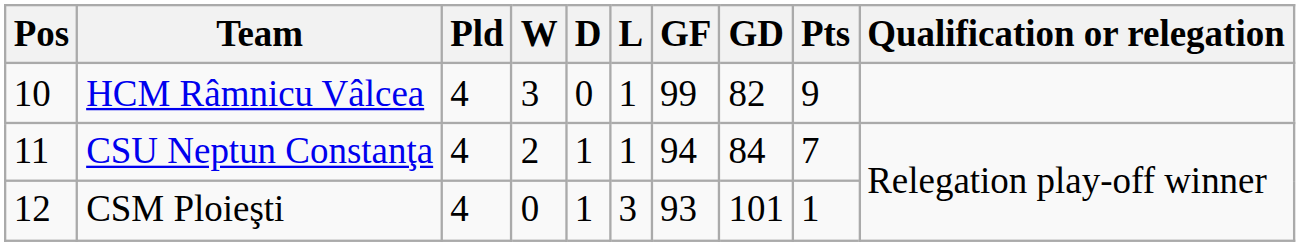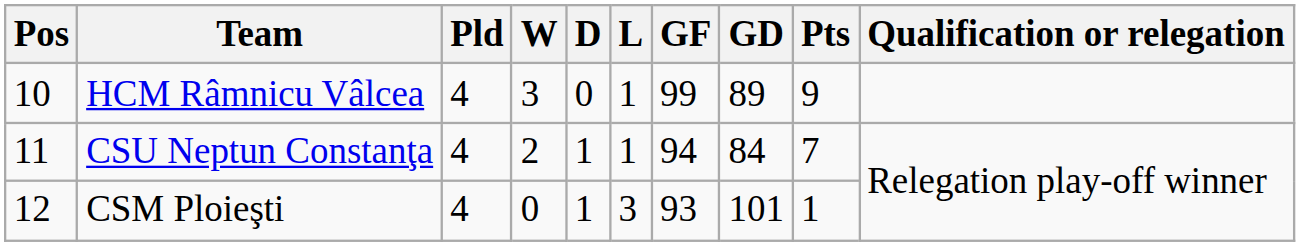(747, 92) 82 -> (747, 92) 89
